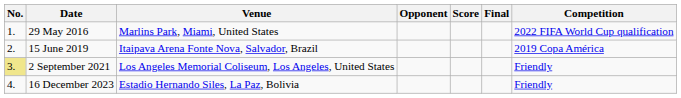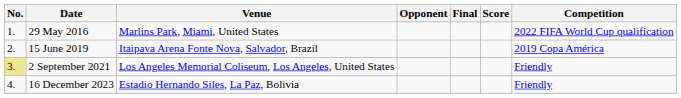columns swapped: (466, 13) <-> (497, 13)
